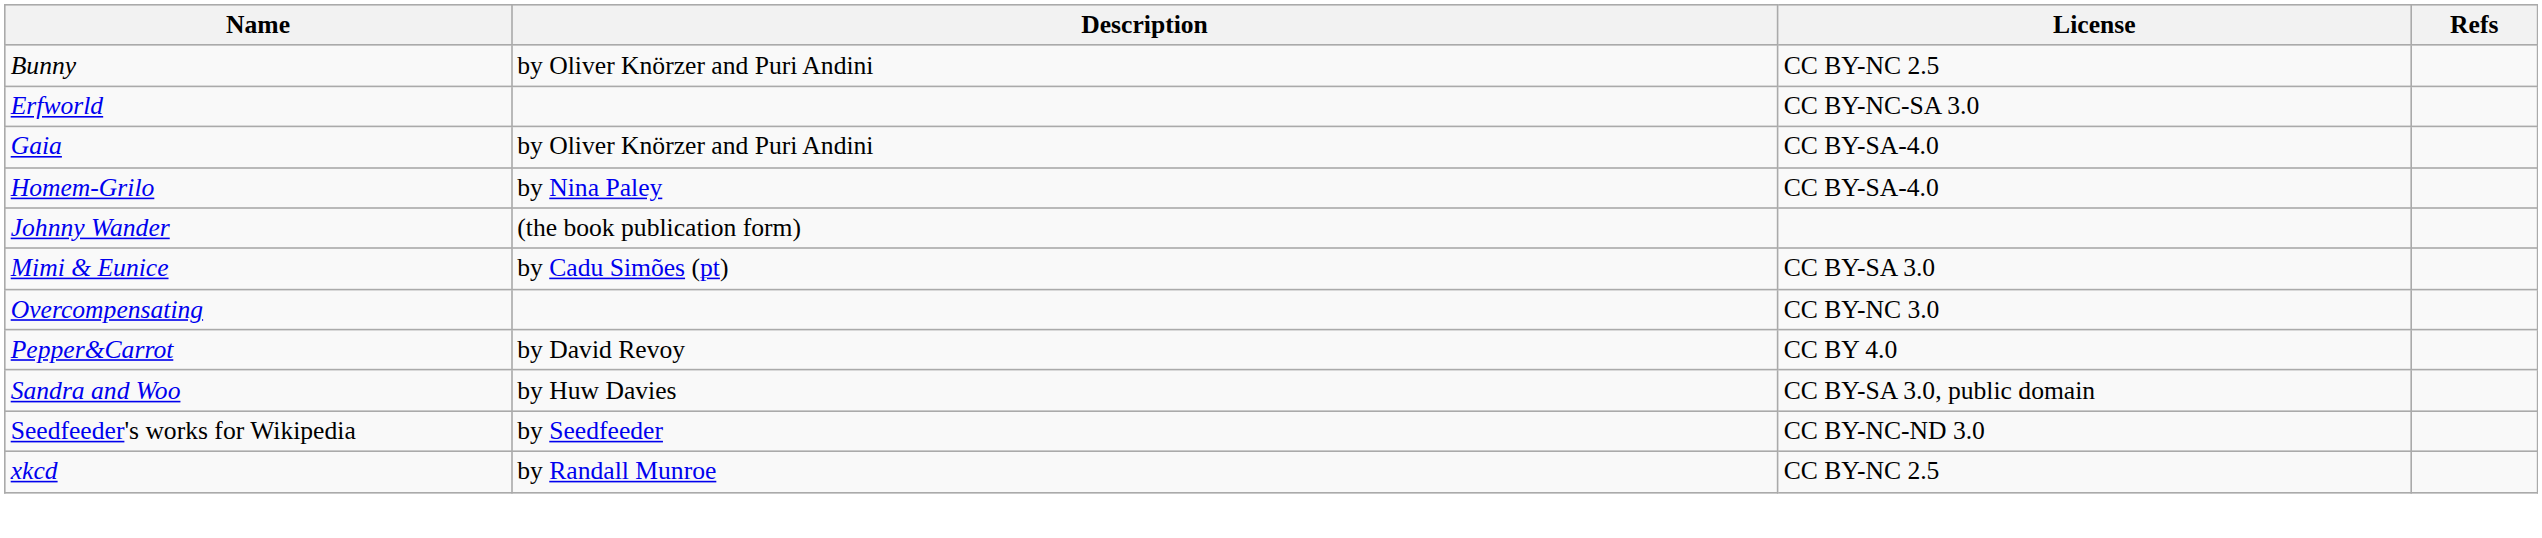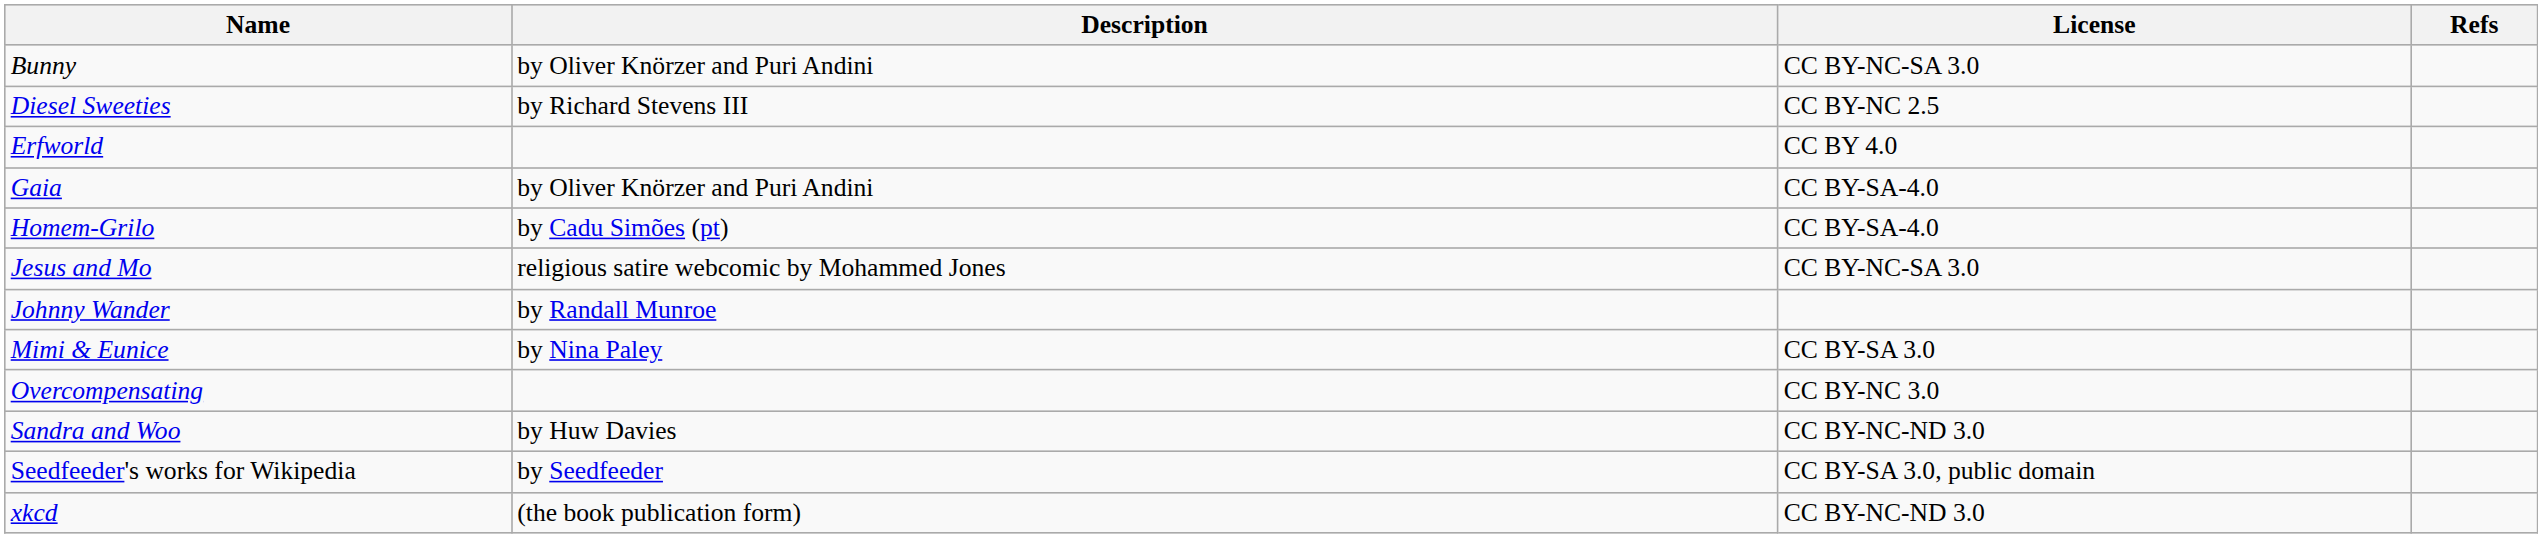(1862, 65) CC BY-NC 2.5 -> (1881, 65) CC BY-NC-SA 3.0
+ row: (91, 106)
(1881, 106) CC BY-NC-SA 3.0 -> (1840, 146) CC BY 4.0
(590, 187) by Nina Paley -> (623, 227) by Cadu Simões (pt)
+ row: (81, 268)
(659, 227) (the book publication form) -> (617, 308) by Randall Munroe
(623, 268) by Cadu Simões (pt) -> (590, 349) by Nina Paley
- row: (92, 349)
(1939, 390) CC BY-SA 3.0, public domain -> (1884, 430) CC BY-NC-ND 3.0
(1884, 430) CC BY-NC-ND 3.0 -> (1939, 471) CC BY-SA 3.0, public domain
(617, 471) by Randall Munroe -> (659, 512) (the book publication form)
(1862, 471) CC BY-NC 2.5 -> (1884, 512) CC BY-NC-ND 3.0
